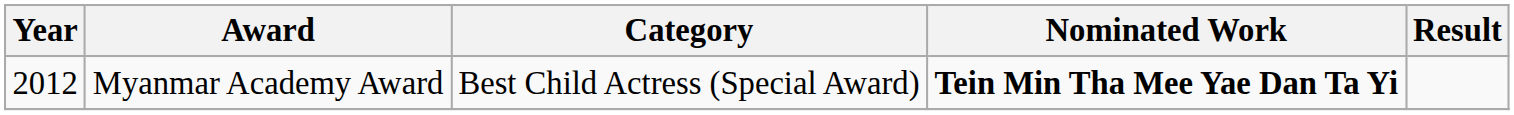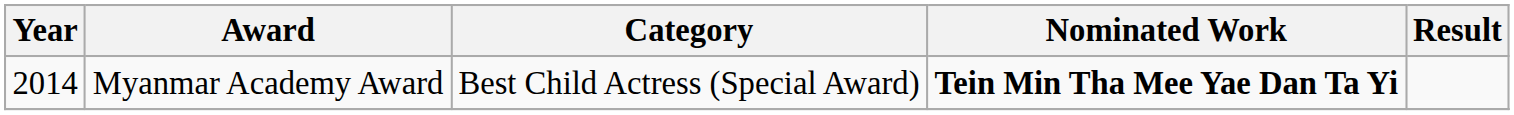(45, 82) 2012 -> (45, 82) 2014
